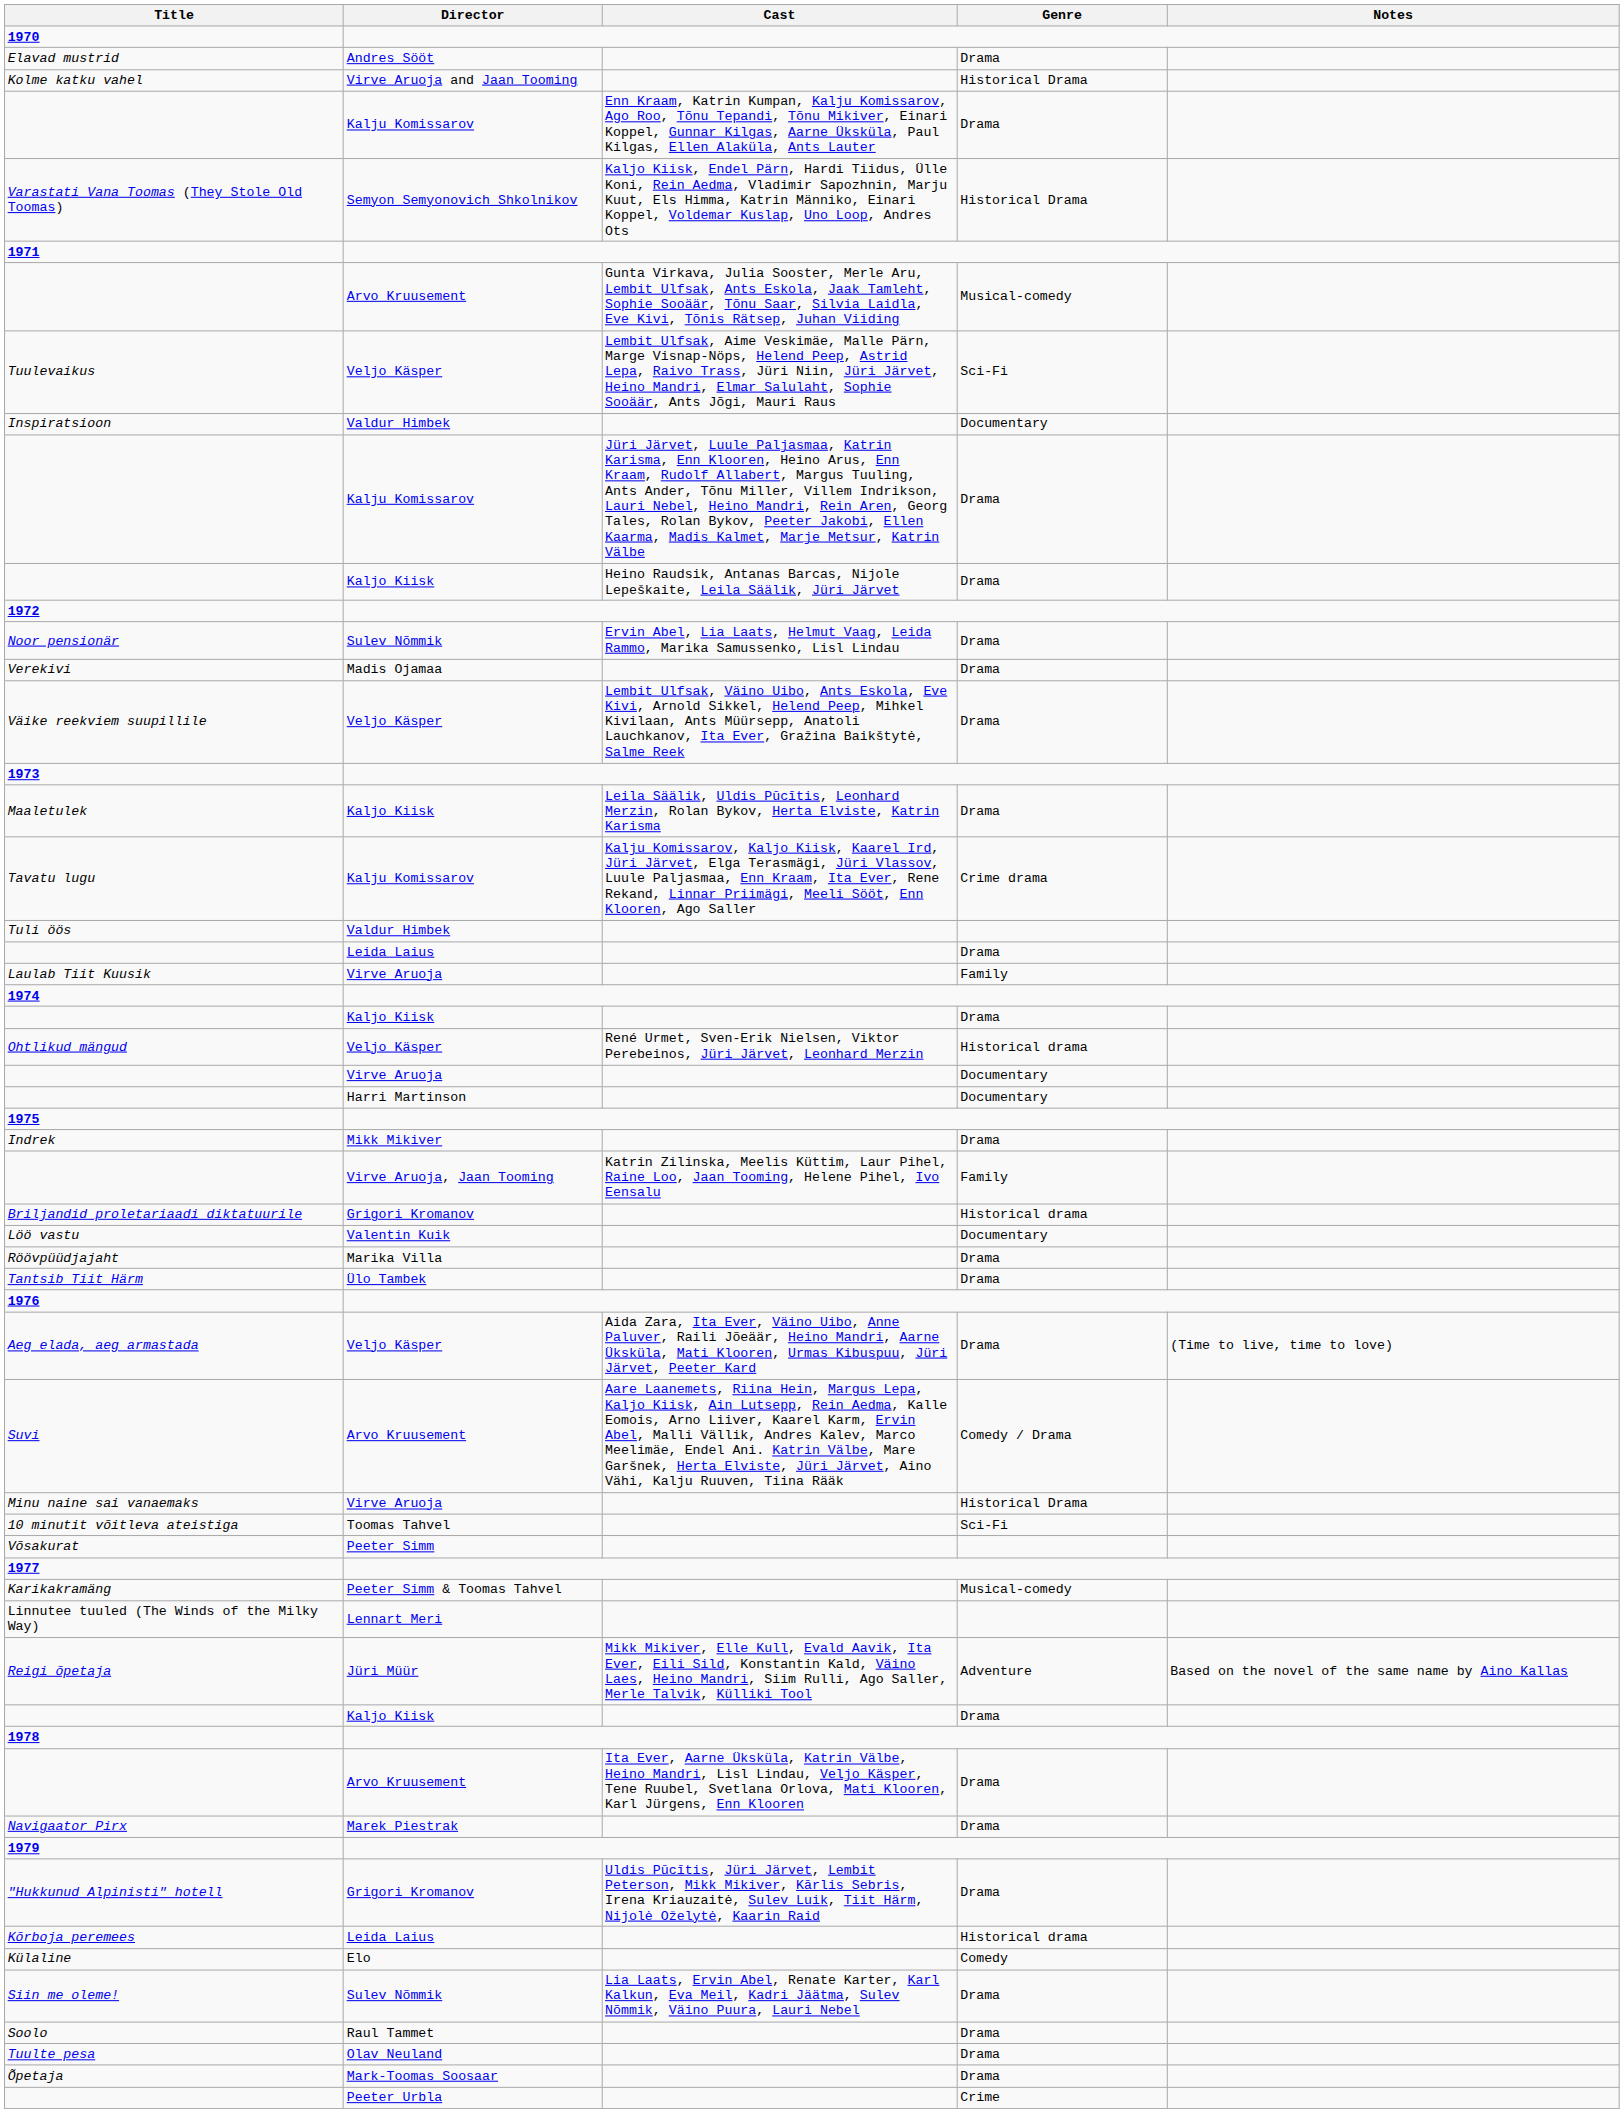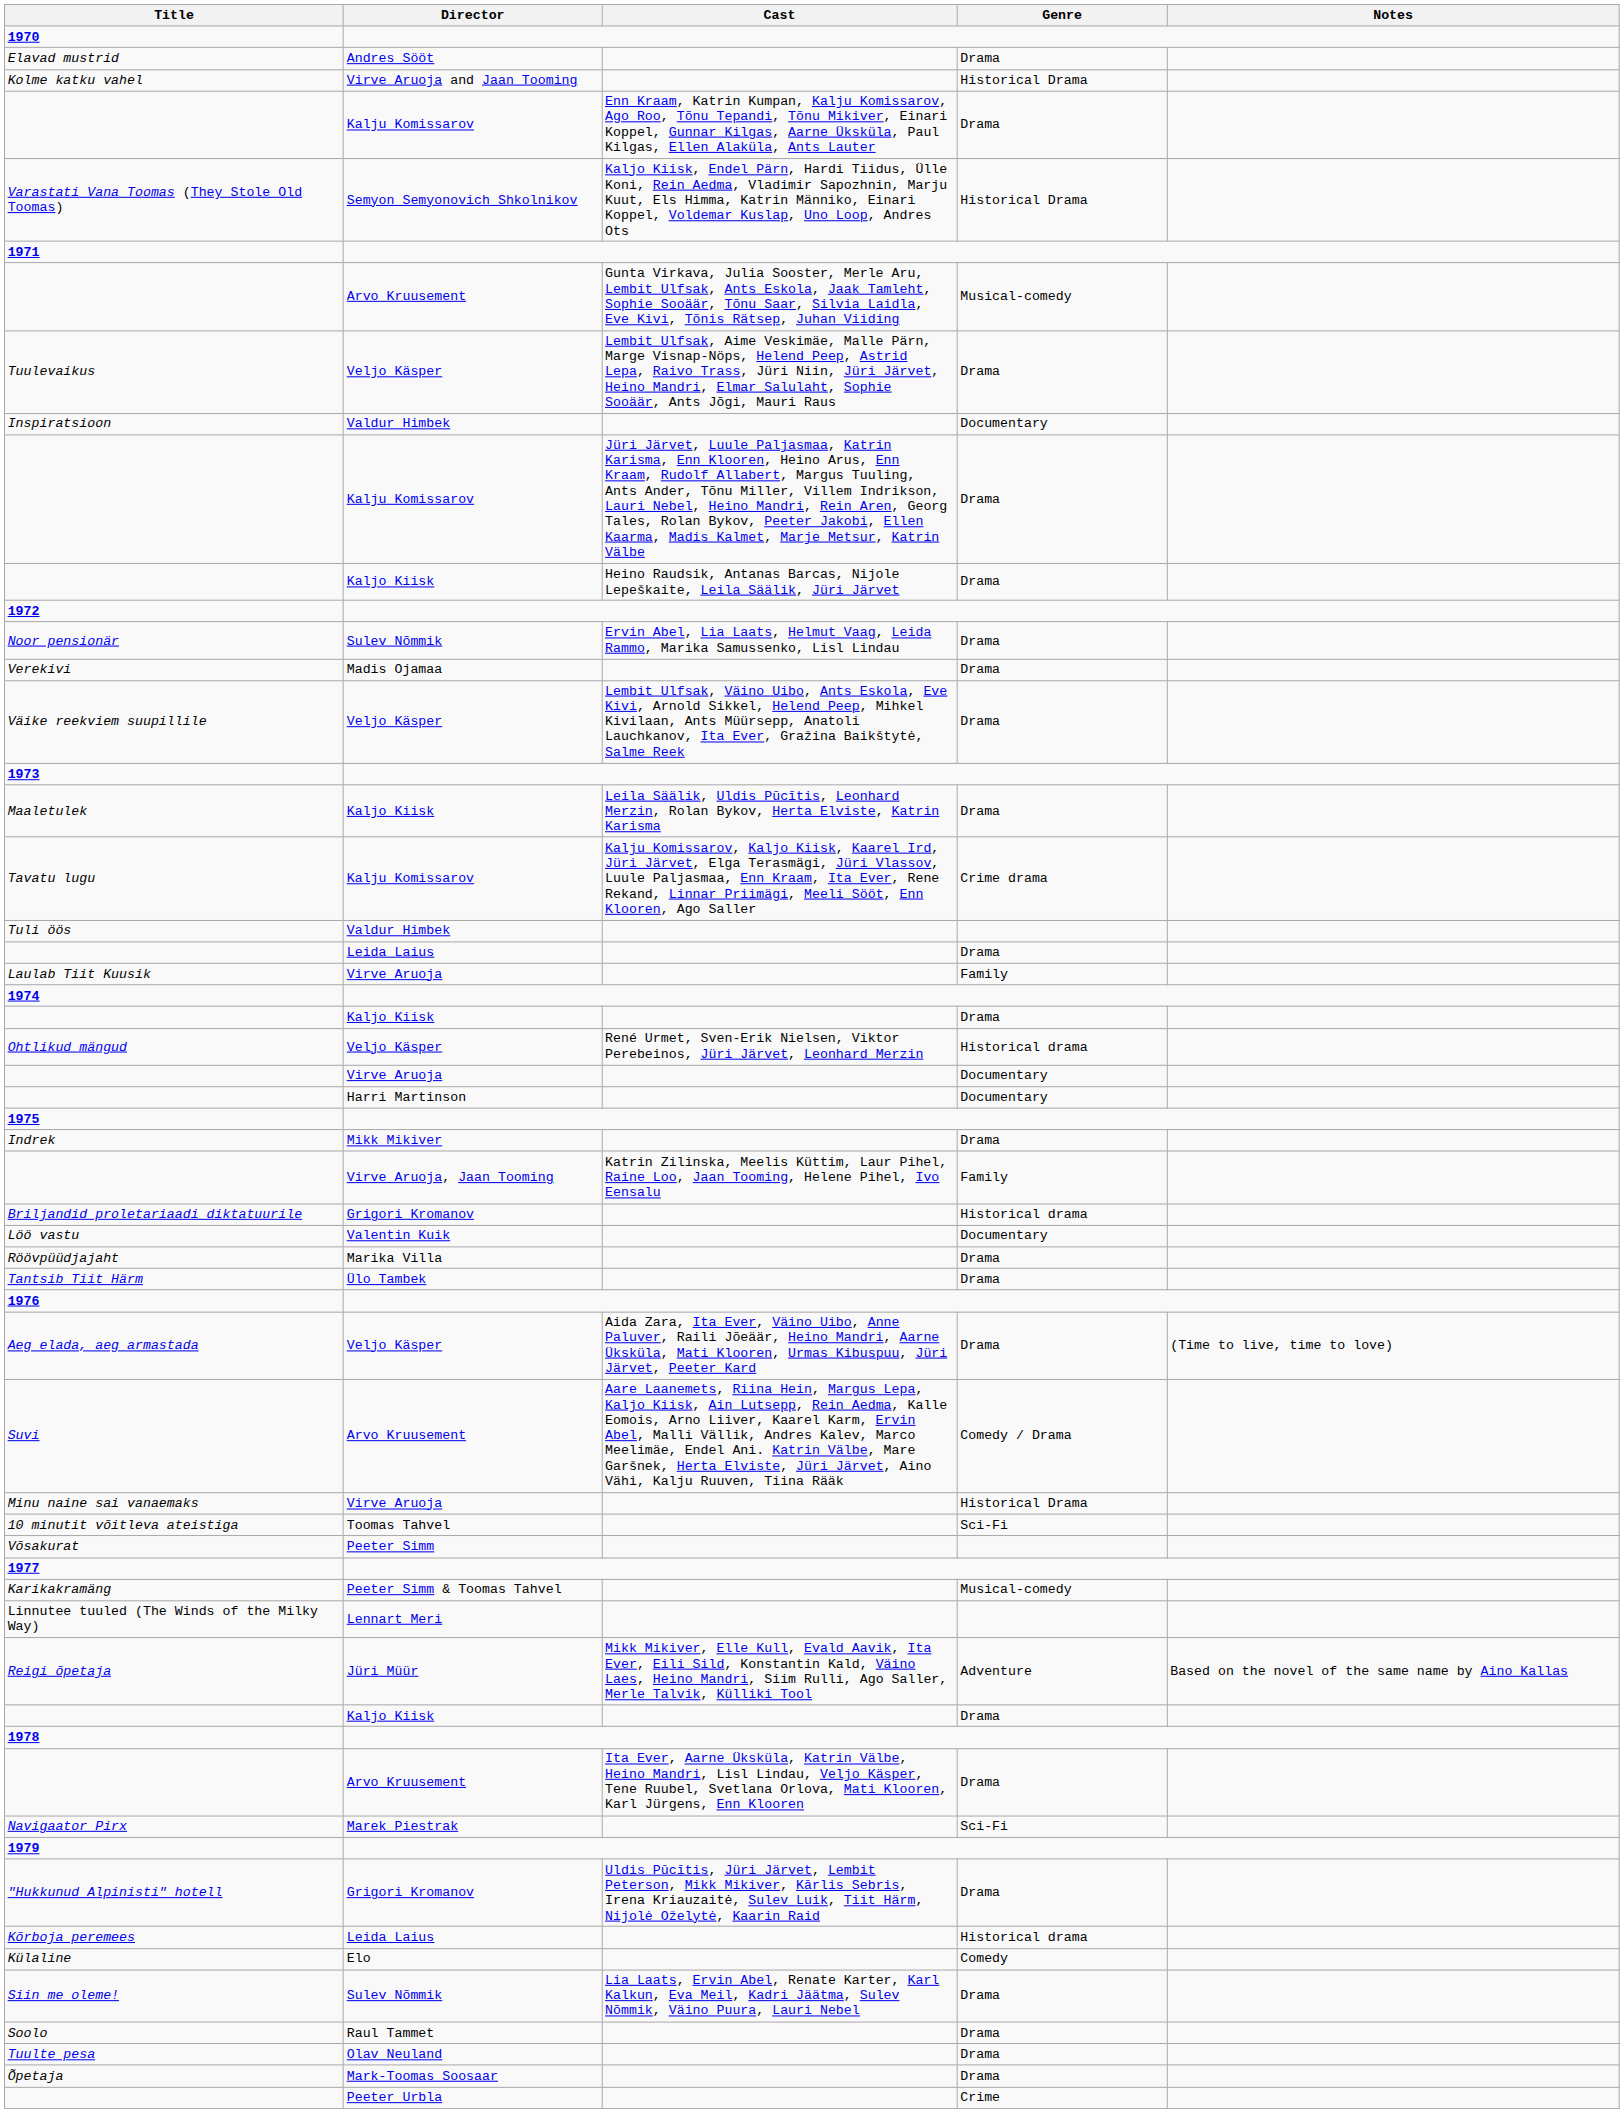(984, 372) Sci-Fi -> (980, 372) Drama
(980, 1827) Drama -> (984, 1827) Sci-Fi
